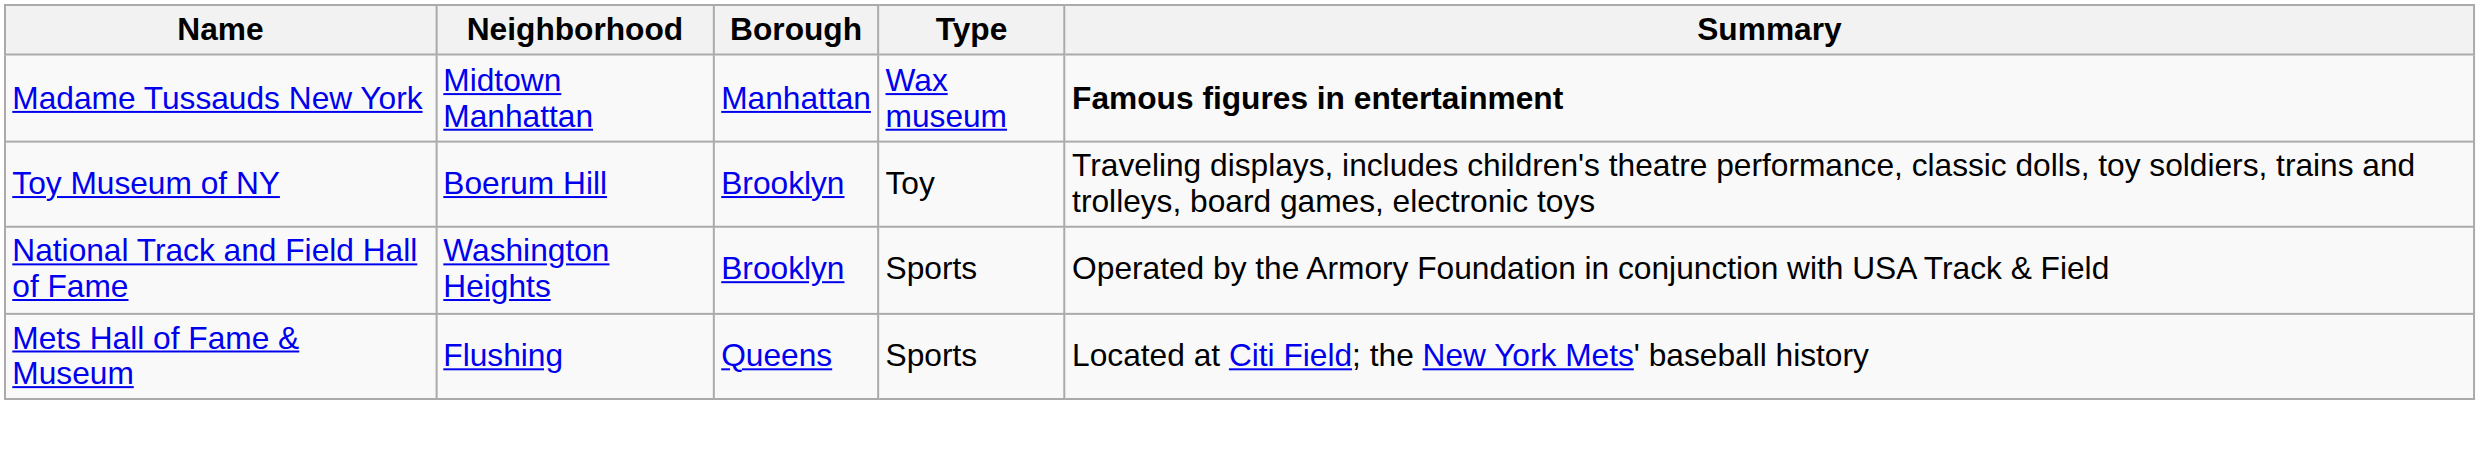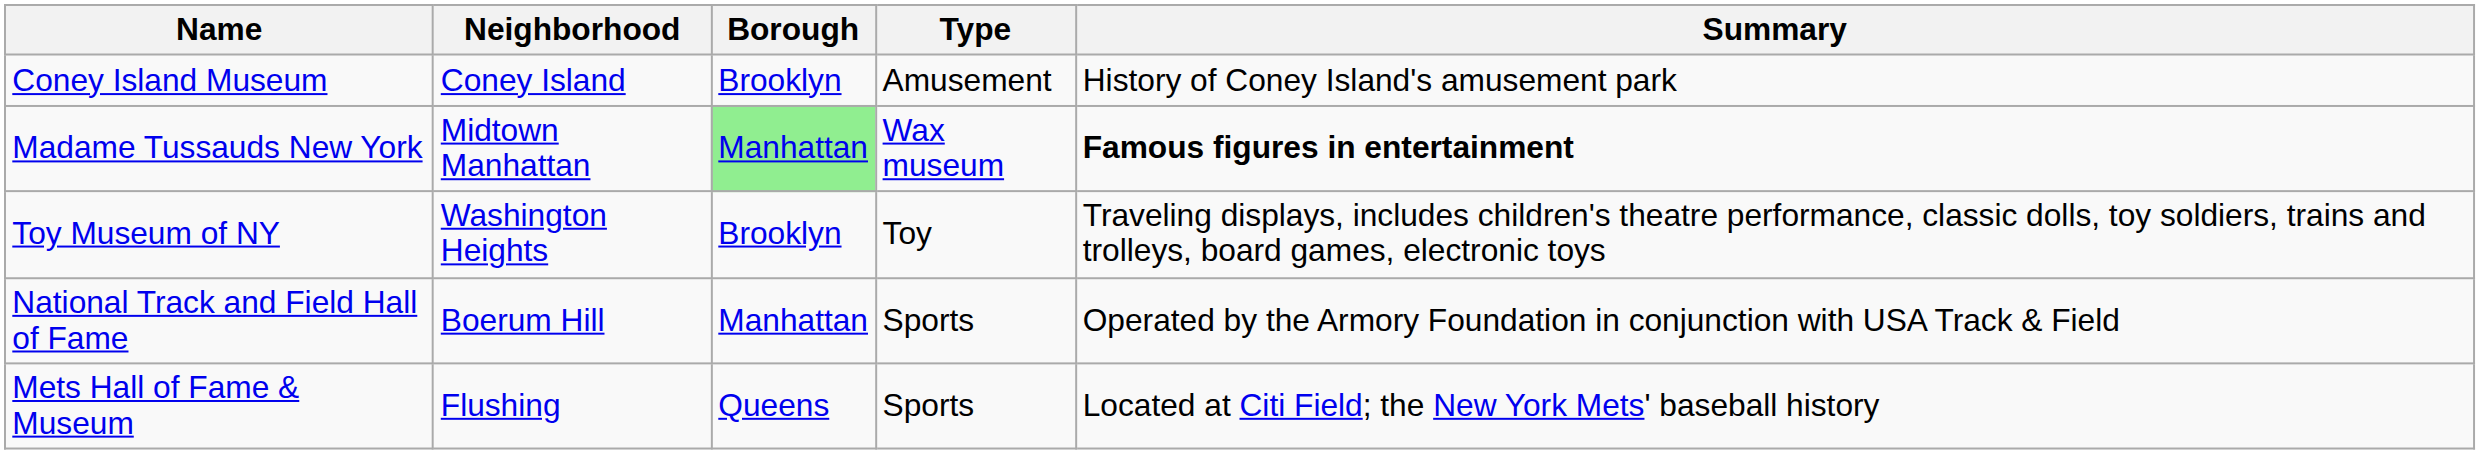+ row: (170, 79)
(796, 97) no background -> (793, 147) lightgreen background
(525, 183) Boerum Hill -> (524, 233) Washington Heights
(526, 269) Washington Heights -> (523, 319) Boerum Hill
(783, 269) Brooklyn -> (793, 319) Manhattan
